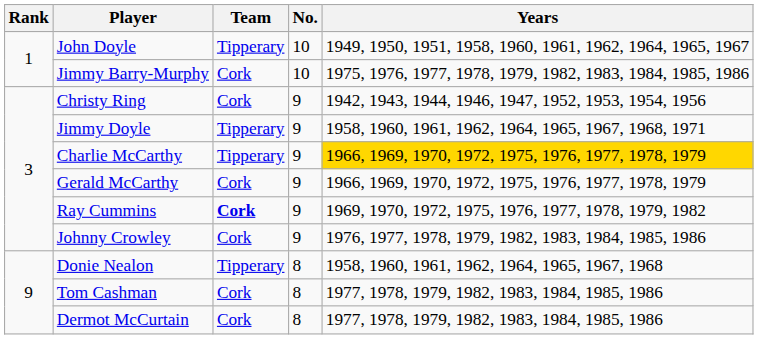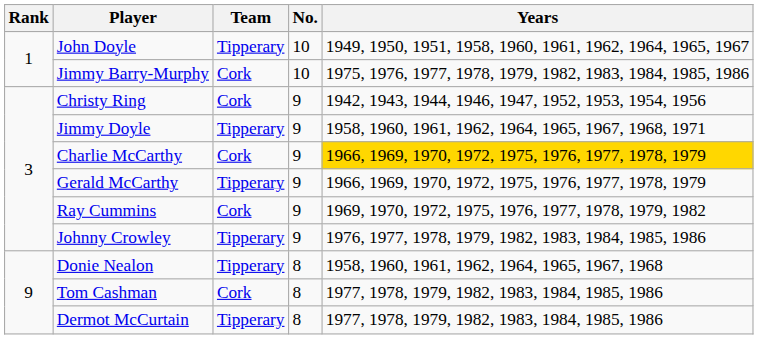(251, 155) Tipperary -> (234, 155) Cork
(234, 182) Cork -> (251, 182) Tipperary
(236, 210) bold -> (234, 210) normal
(234, 237) Cork -> (251, 237) Tipperary
(234, 319) Cork -> (251, 319) Tipperary
